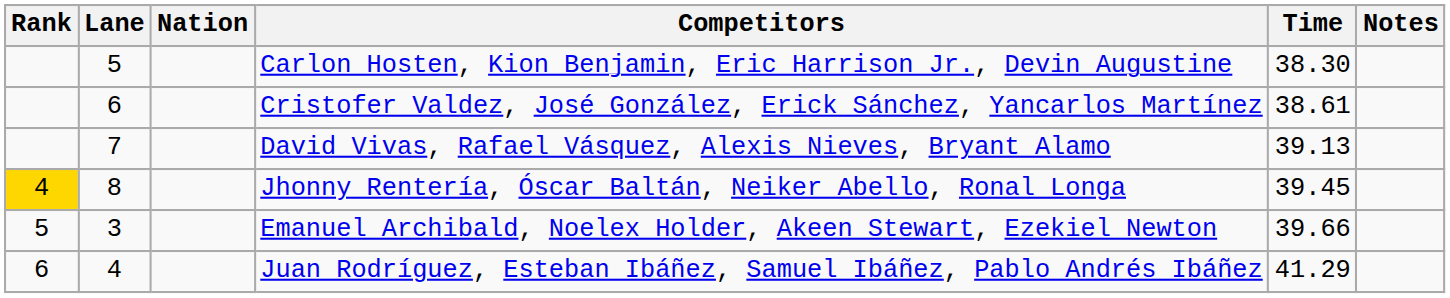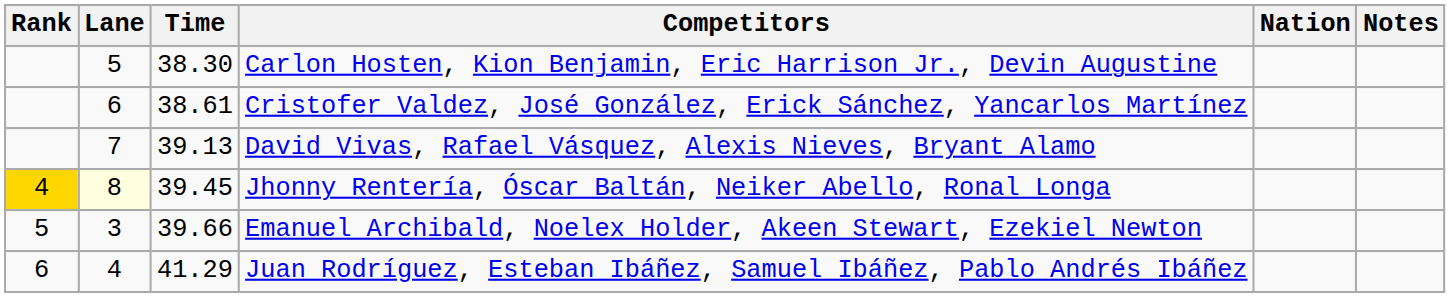columns swapped: (203, 26) <-> (1313, 26)
(114, 189) no background -> (114, 189) lightyellow background
